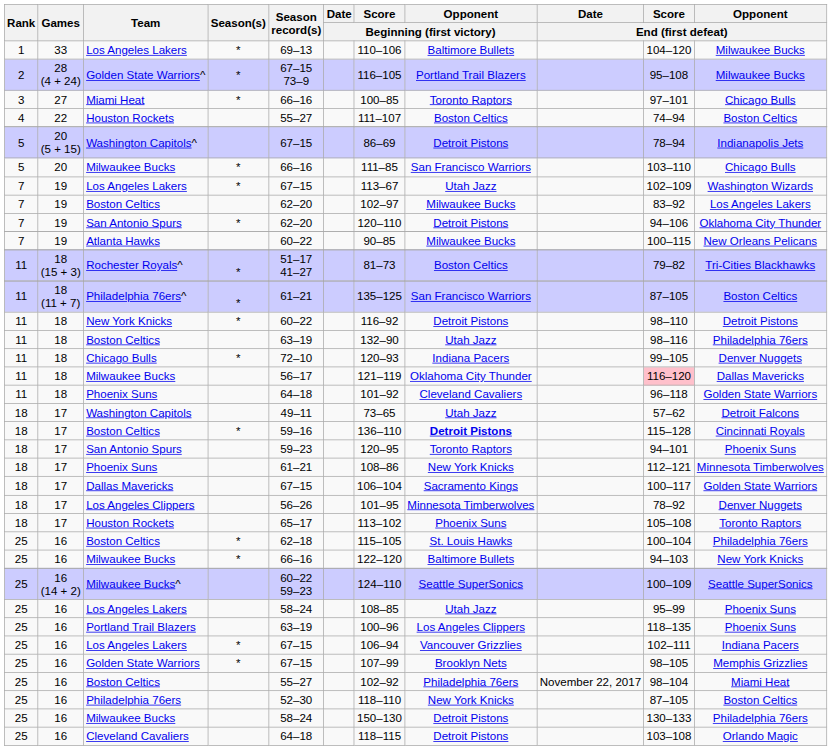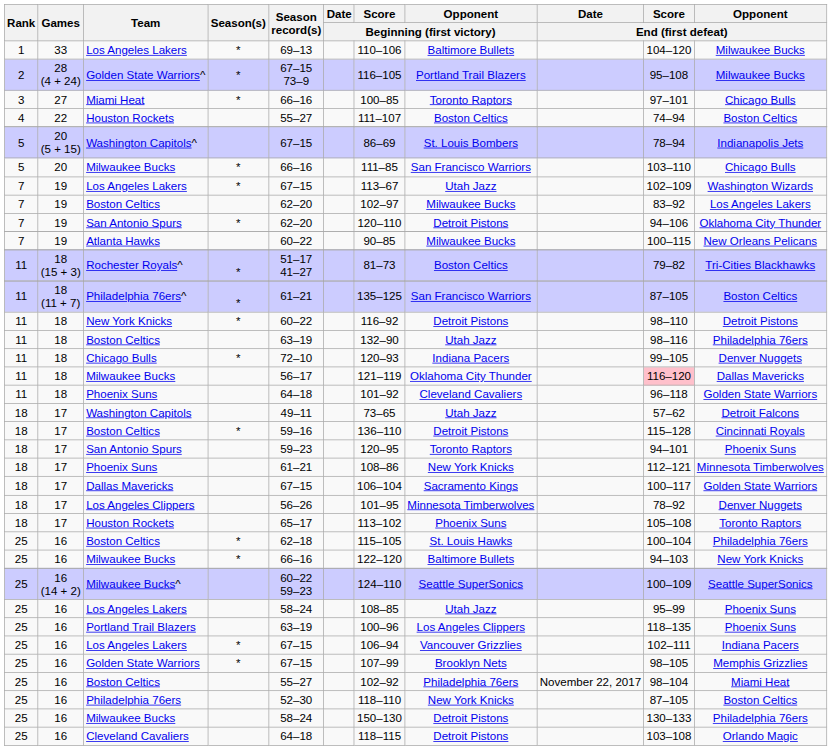(471, 143) Detroit Pistons -> (471, 143) St. Louis Bombers
(471, 431) bold -> (471, 431) normal
